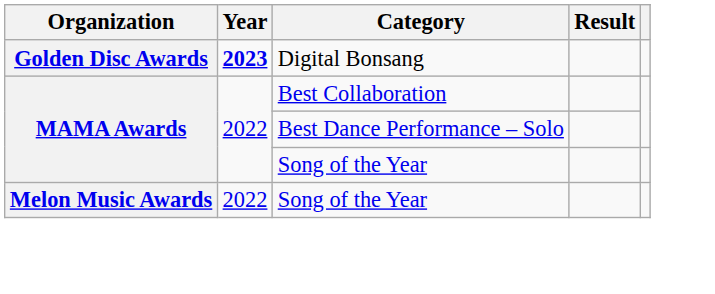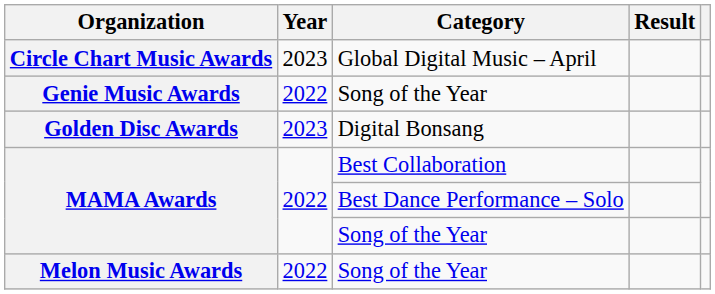+ row: (141, 57)
+ row: (141, 93)
(245, 57) bold -> (305, 128) normal
